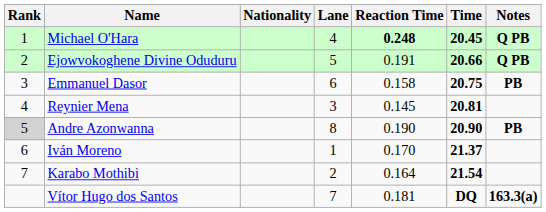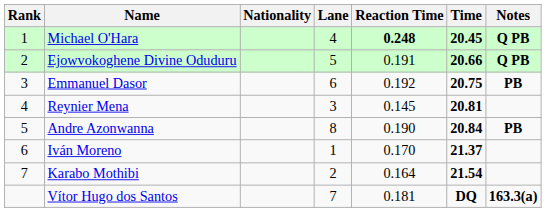(399, 83) 0.158 -> (399, 83) 0.192
(24, 128) lightgrey background -> (24, 128) no background
(466, 128) 20.90 -> (466, 128) 20.84
